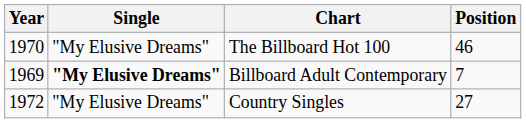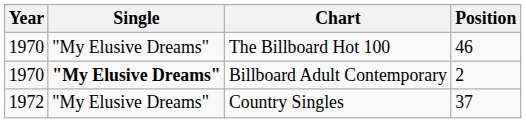(26, 74) 1969 -> (26, 74) 1970
(460, 74) 7 -> (460, 74) 2
(464, 103) 27 -> (464, 103) 37
